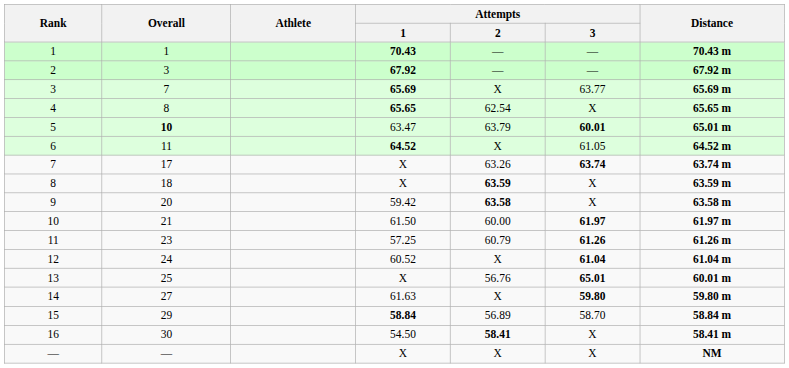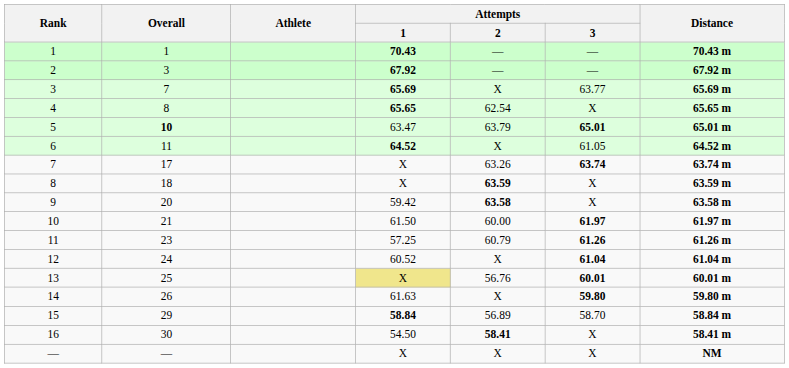(592, 126) 60.01 -> (592, 126) 65.01
(403, 277) no background -> (403, 277) khaki background
(592, 277) 65.01 -> (592, 277) 60.01
(166, 296) 27 -> (166, 296) 26
